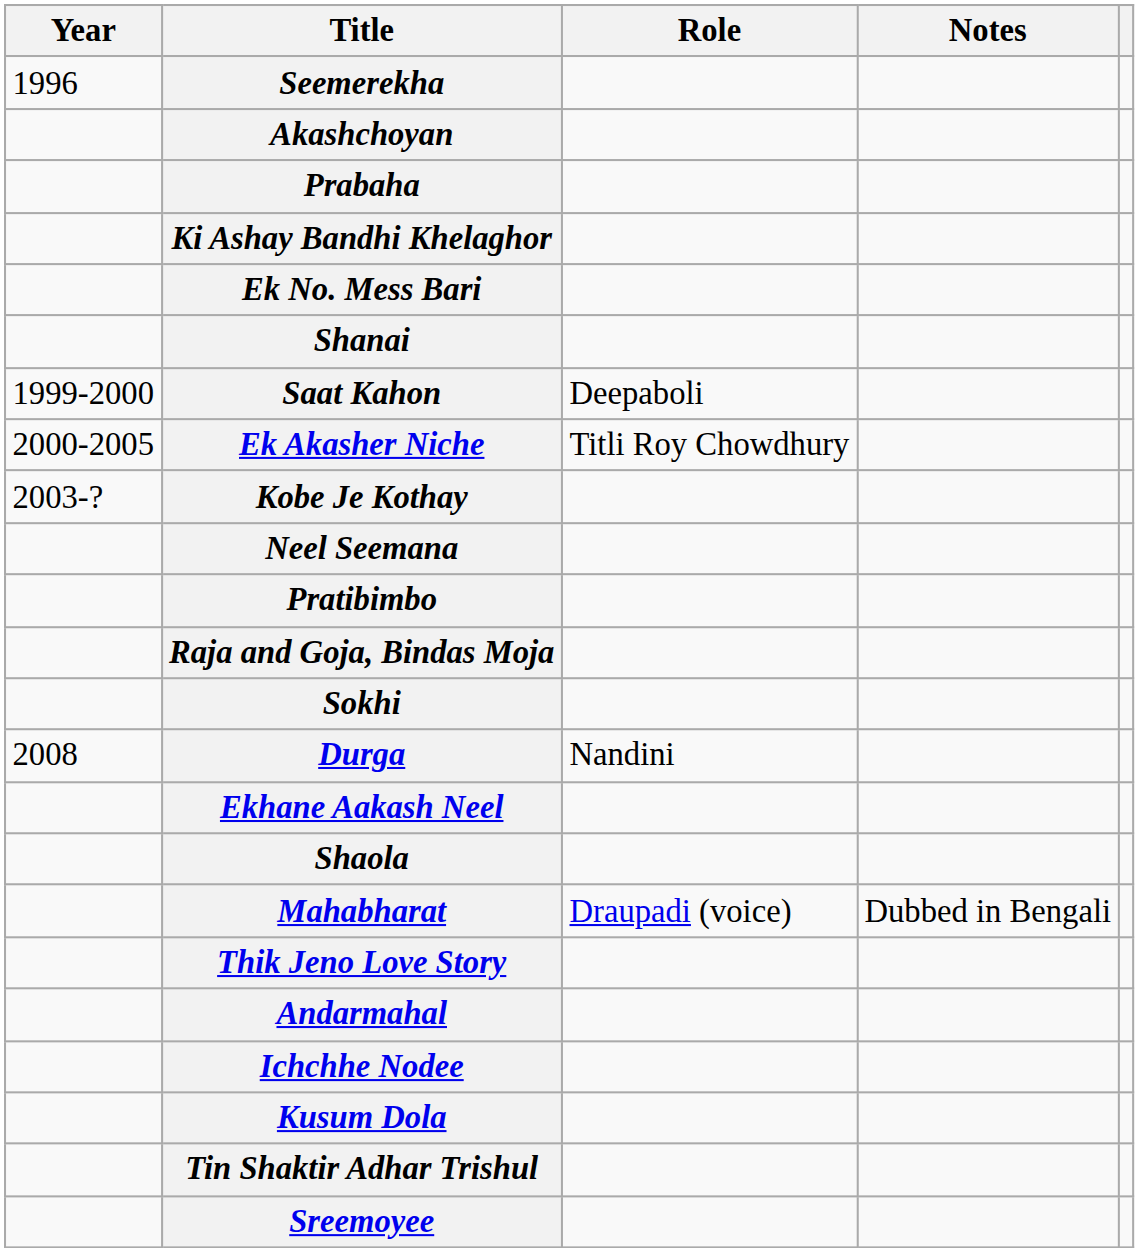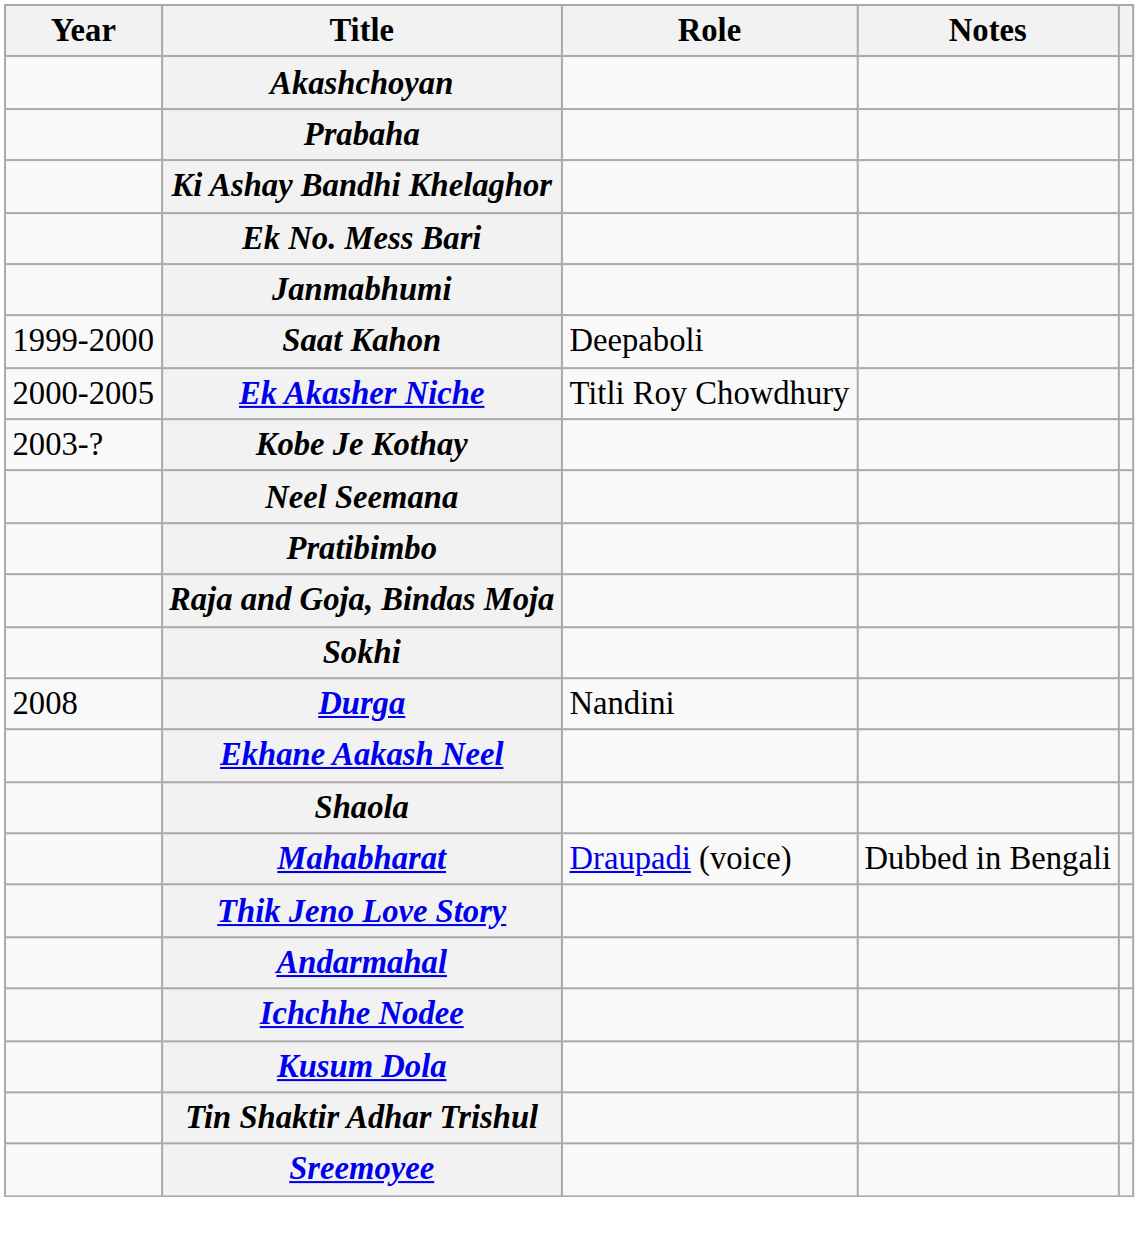- row: (362, 82)
- row: (362, 340)
+ row: (362, 289)
